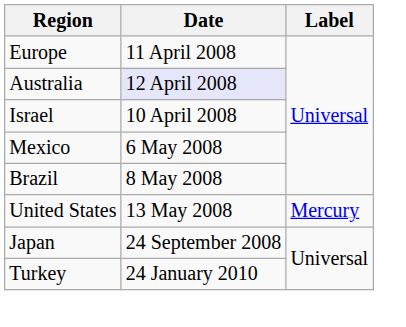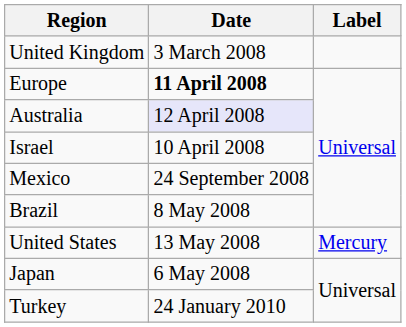+ row: (77, 52)
(181, 52) normal -> (210, 83) bold
(174, 147) 6 May 2008 -> (231, 178) 24 September 2008
(203, 242) 24 September 2008 -> (202, 274) 6 May 2008
